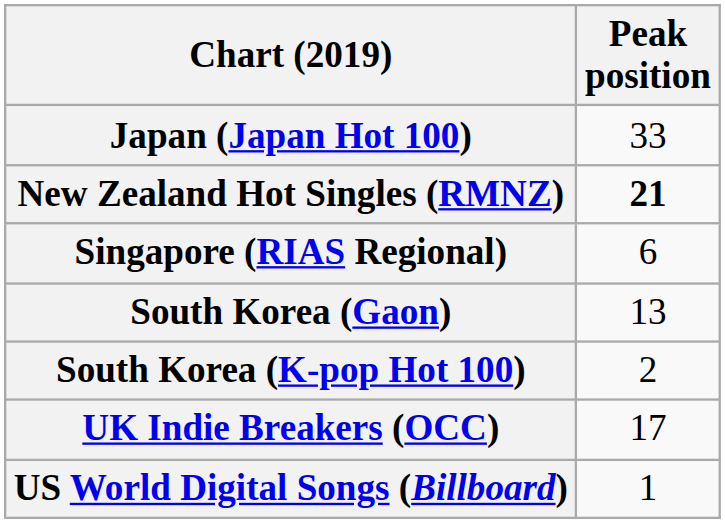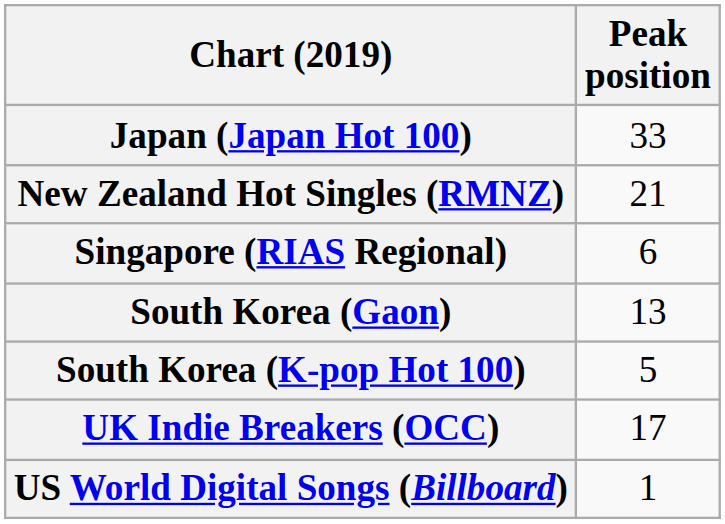(648, 193) bold -> (648, 193) normal
(648, 370) 2 -> (648, 370) 5
